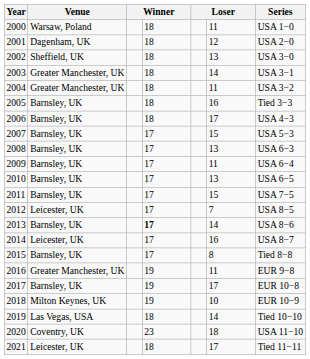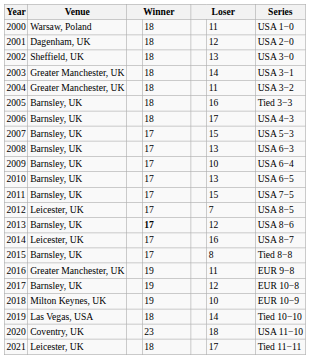(213, 164) 11 -> (213, 164) 10
(213, 225) 14 -> (213, 225) 12
(213, 286) 17 -> (213, 286) 12
